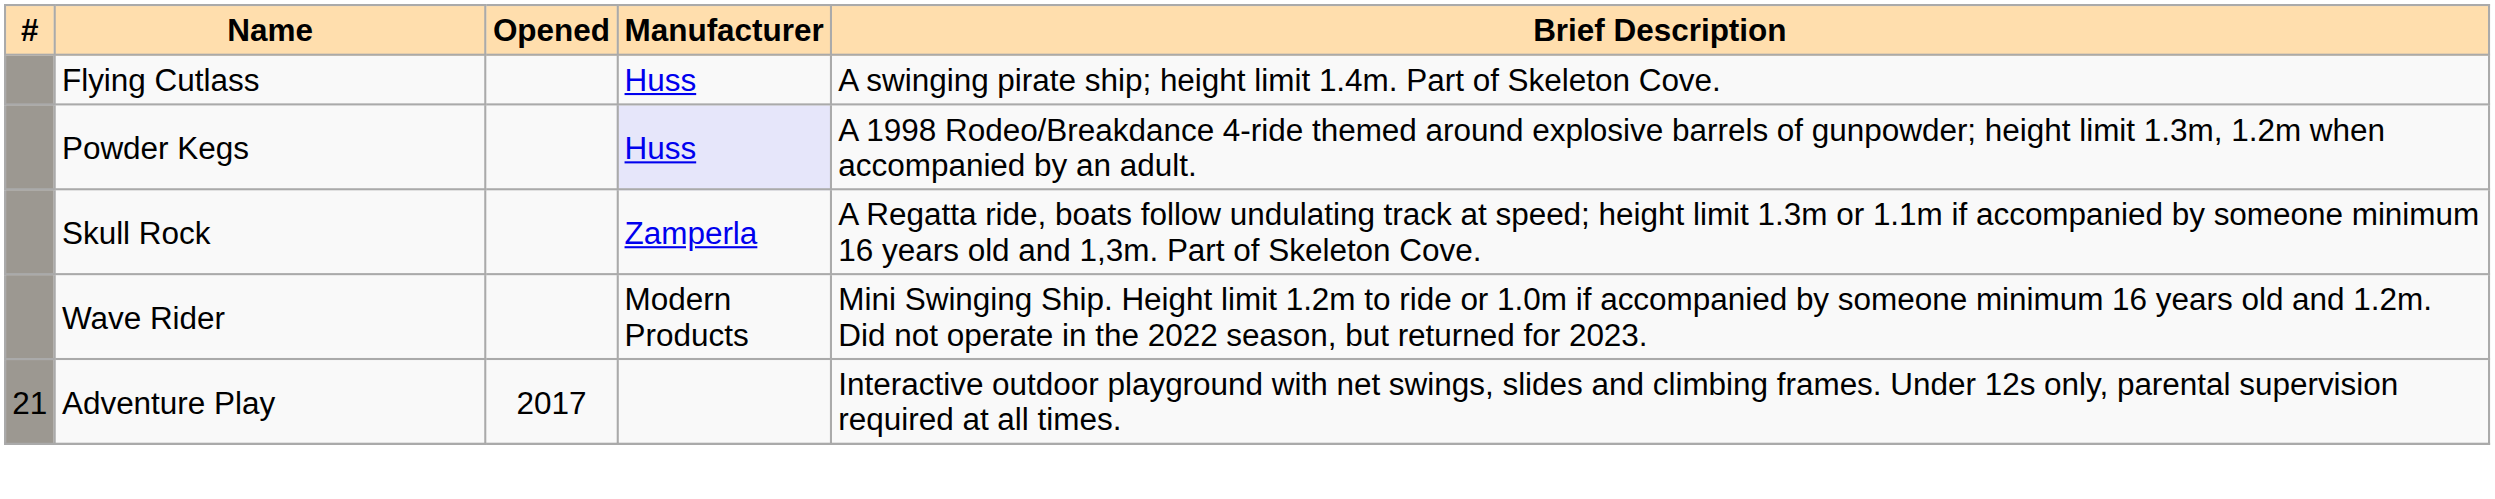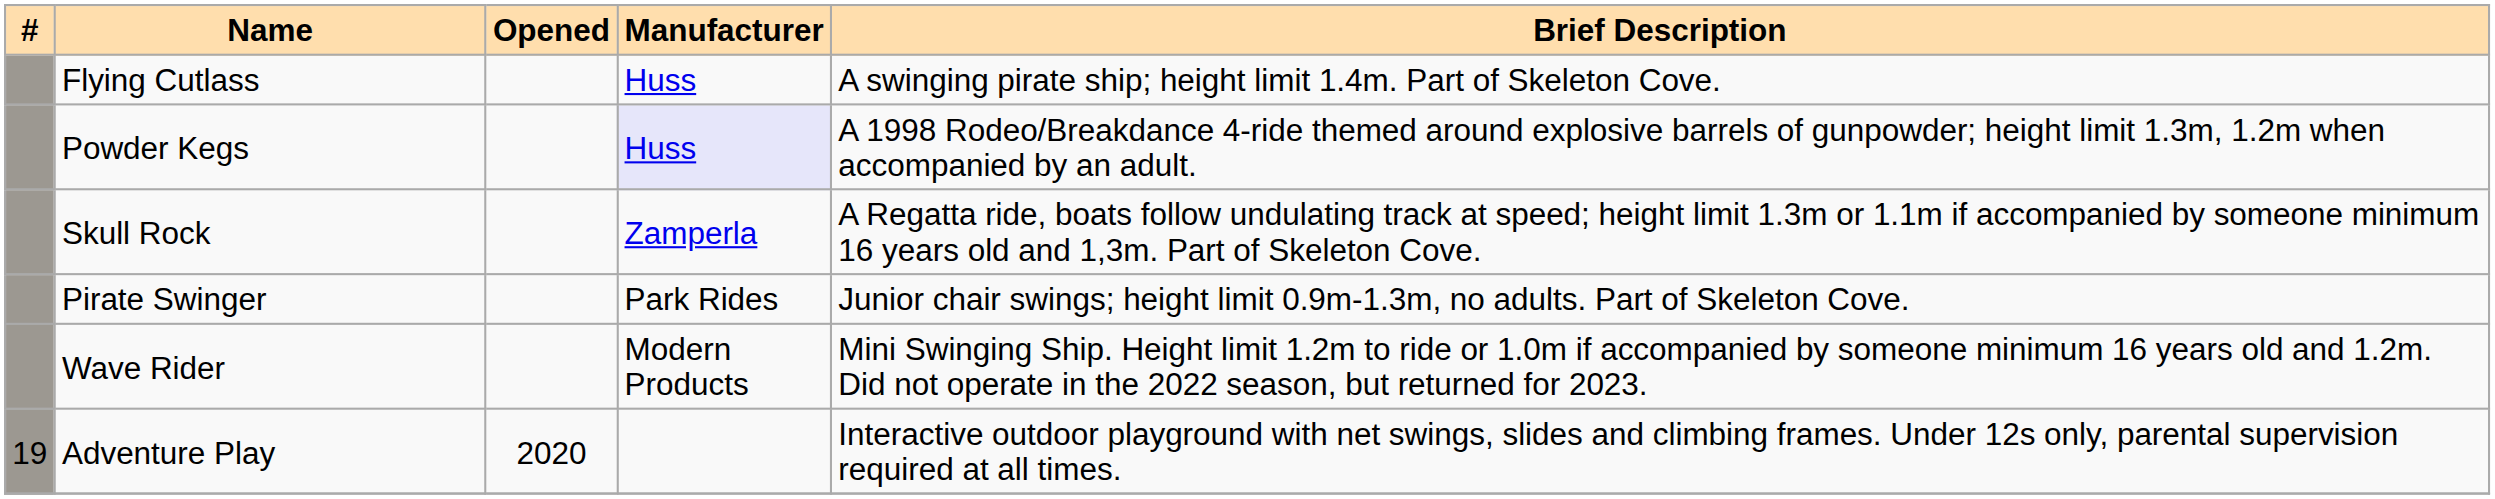+ row: (164, 300)
(30, 402) 21 -> (30, 452) 19
(551, 402) 2017 -> (551, 452) 2020
